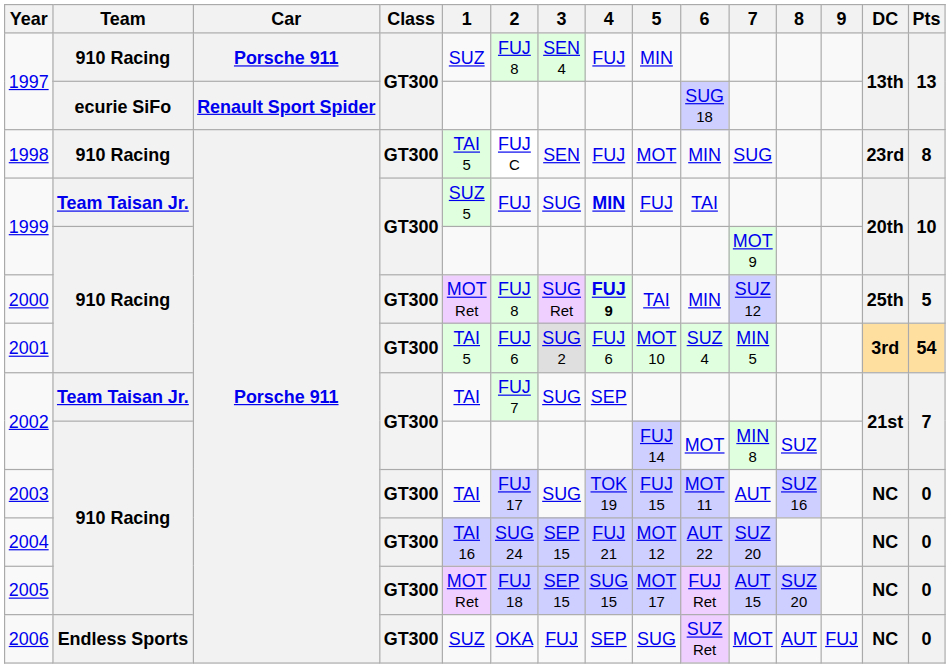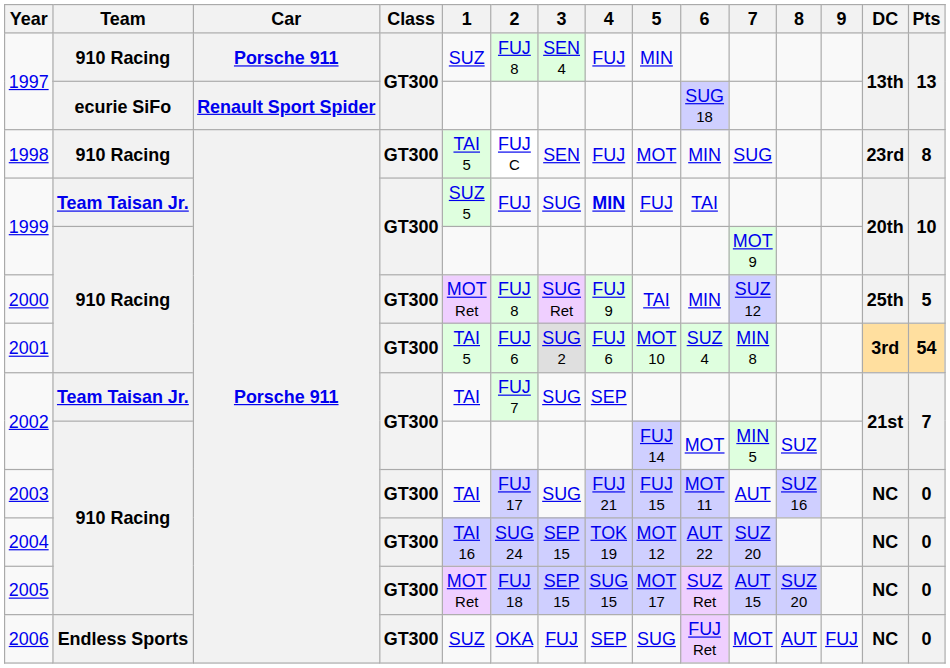(609, 300) bold -> (609, 300) normal
(753, 348) MIN 5 -> (753, 348) MIN 8
(753, 445) MIN 8 -> (753, 445) MIN 5
(609, 493) TOK 19 -> (609, 493) FUJ 21
(609, 542) FUJ 21 -> (609, 542) TOK 19
(705, 590) FUJ Ret -> (705, 590) SUZ Ret
(705, 639) SUZ Ret -> (705, 639) FUJ Ret
